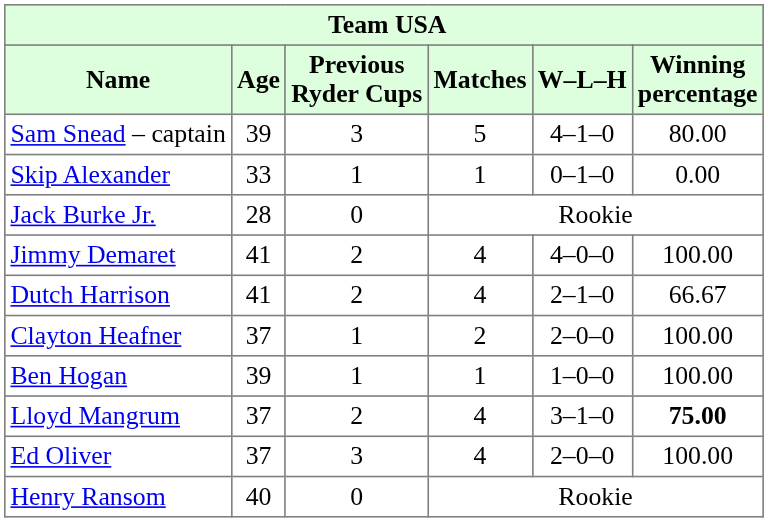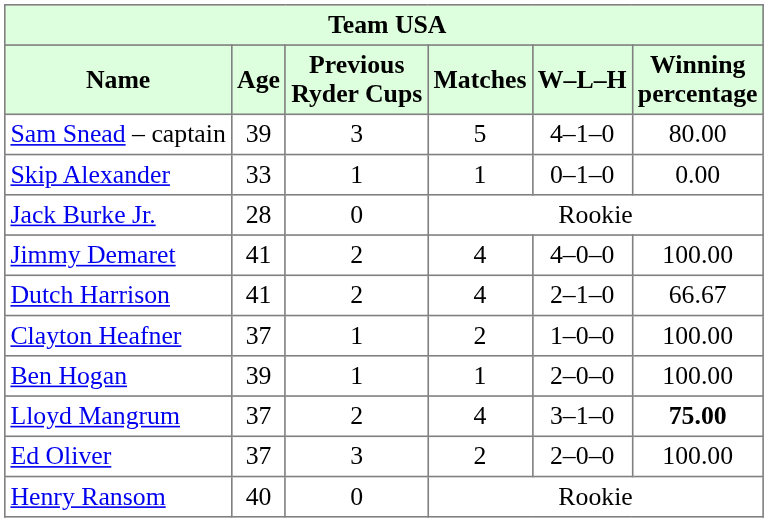(582, 335) 2–0–0 -> (582, 335) 1–0–0
(582, 375) 1–0–0 -> (582, 375) 2–0–0
(480, 456) 4 -> (480, 456) 2
